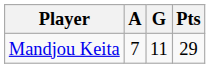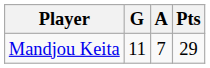columns swapped: (159, 19) <-> (135, 19)
